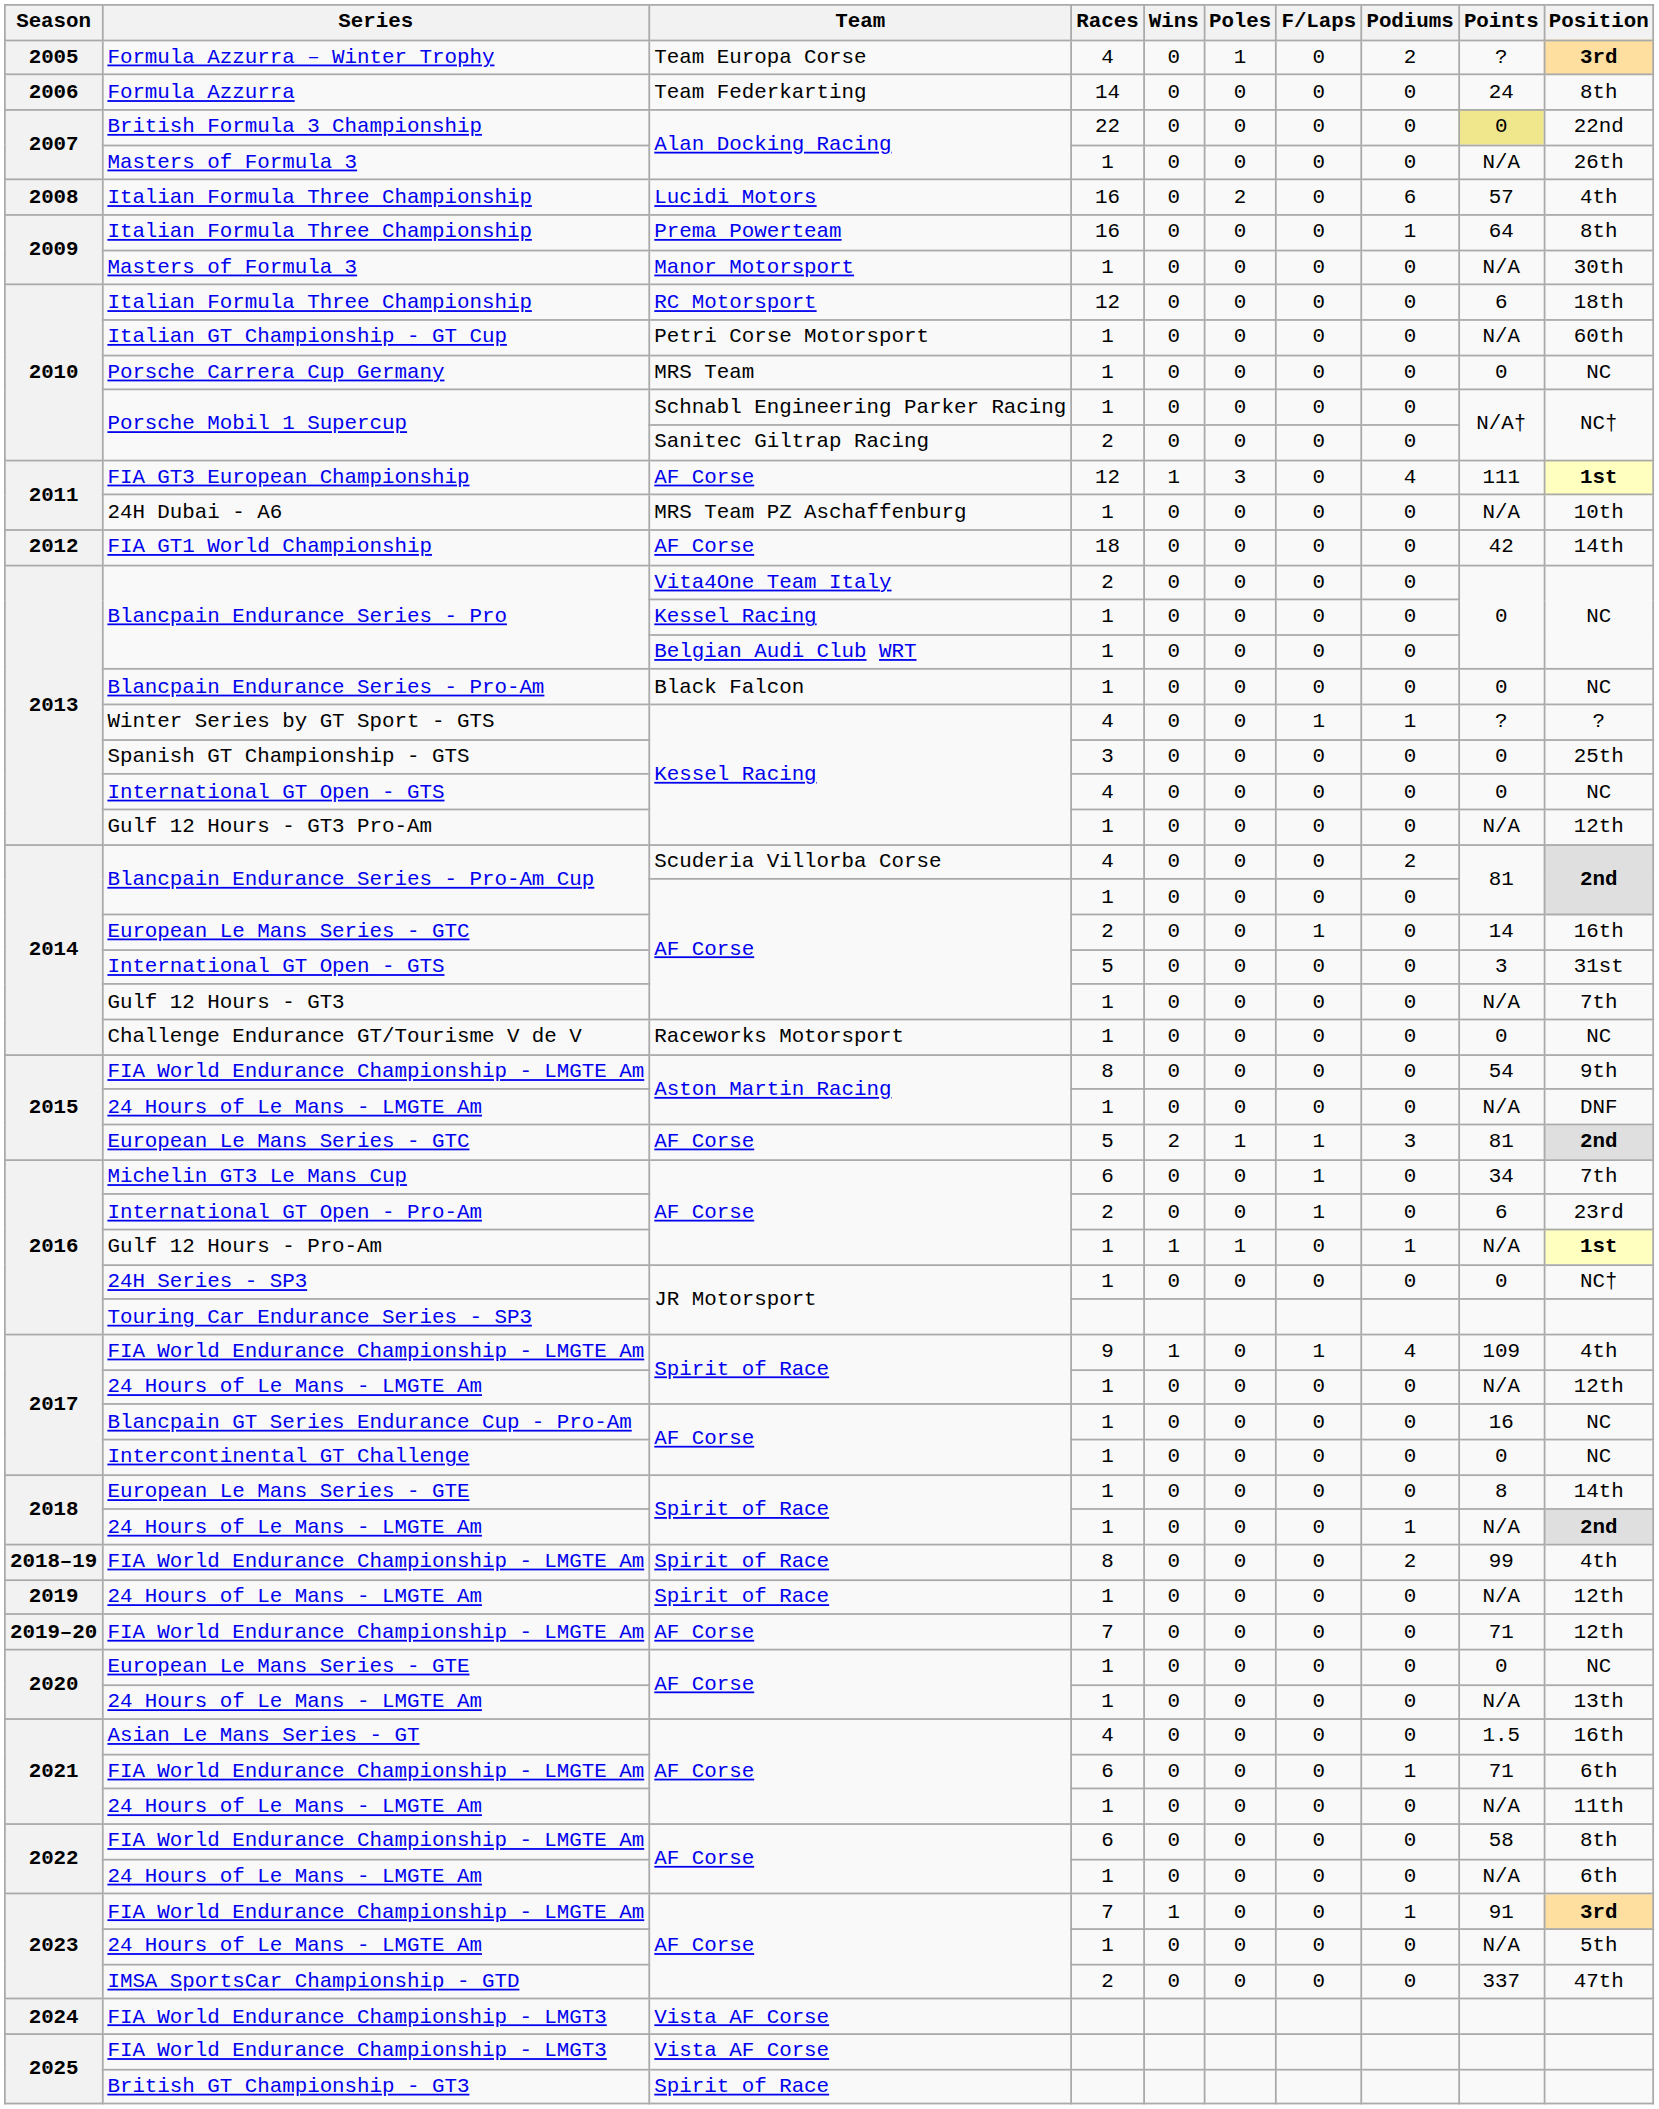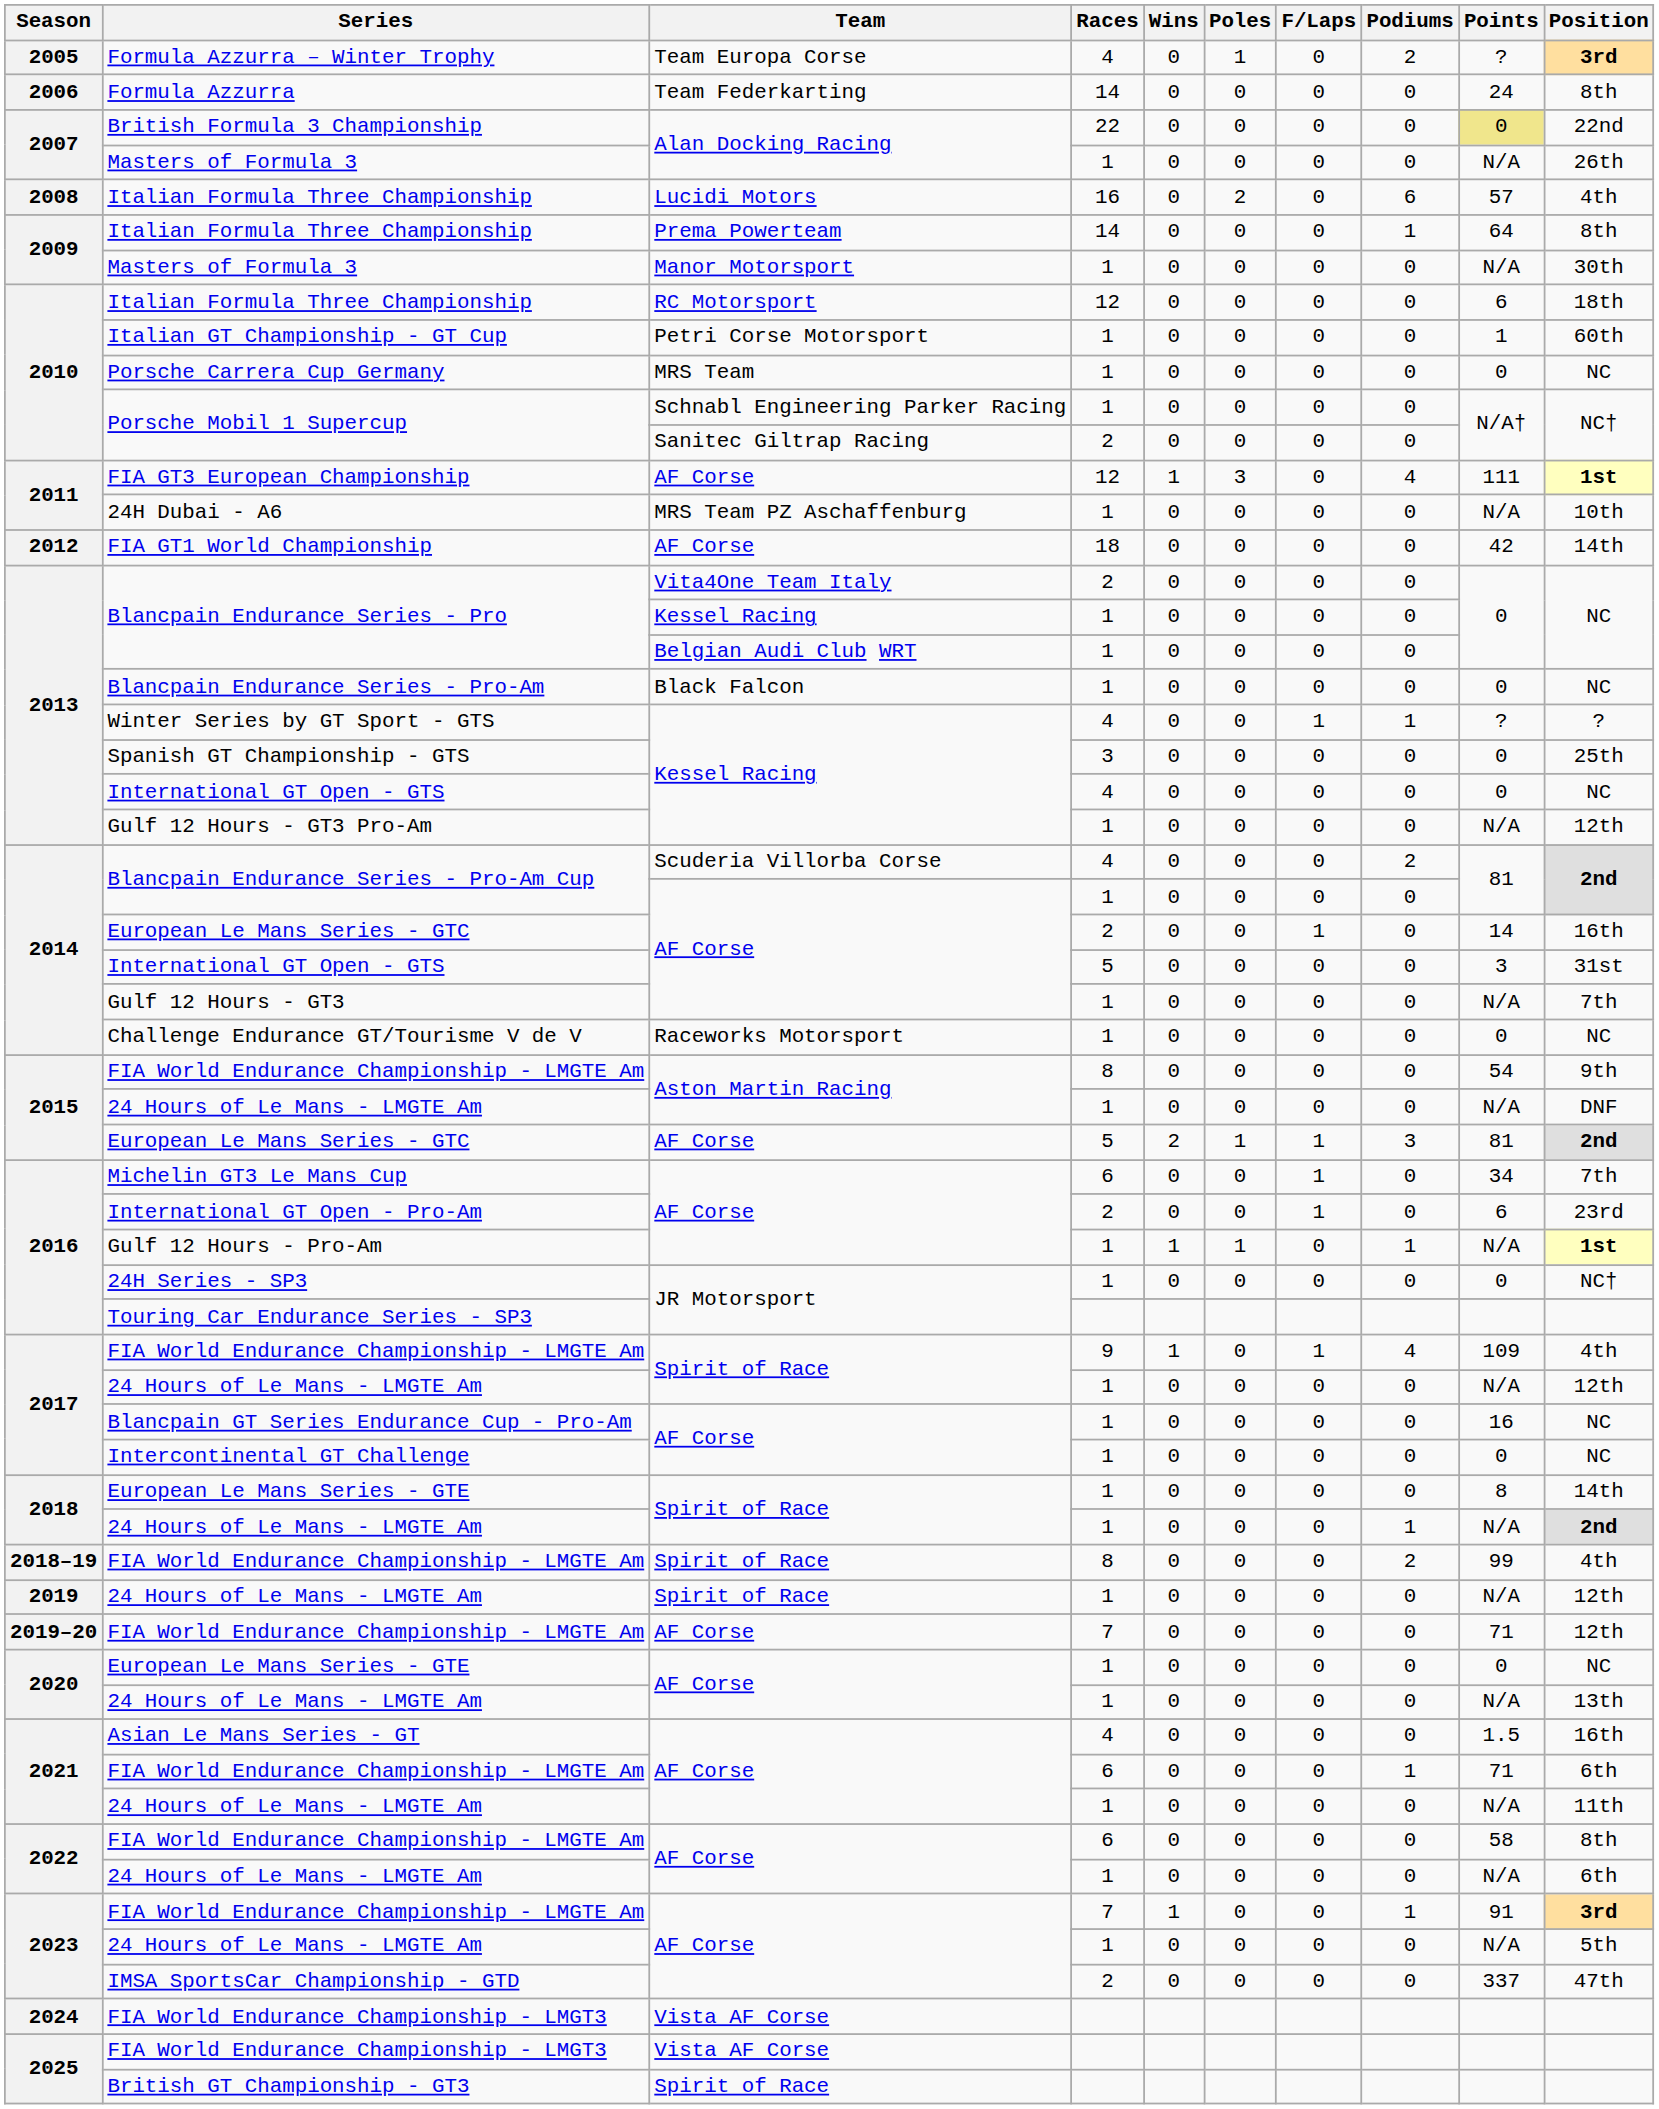(1108, 232) 16 -> (1108, 232) 14
(1501, 337) N/A -> (1501, 337) 1
